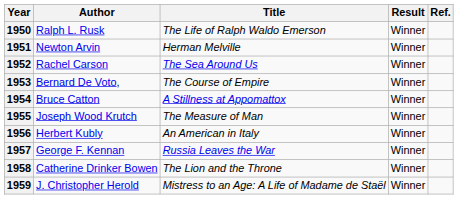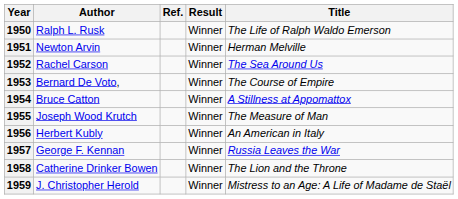columns swapped: (274, 13) <-> (441, 13)
